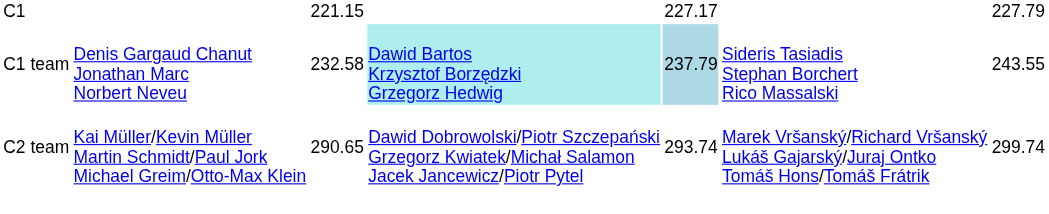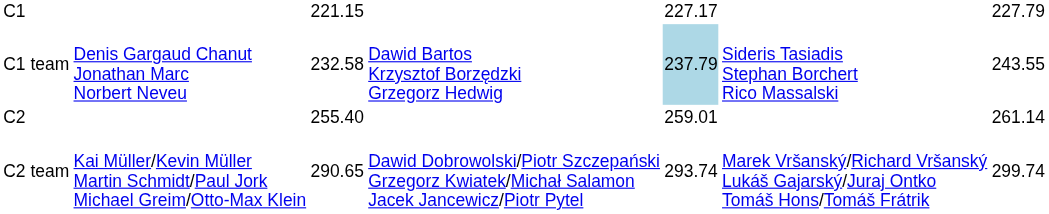(445, 74) paleturquoise background -> (445, 74) no background
+ row: (14, 117)
